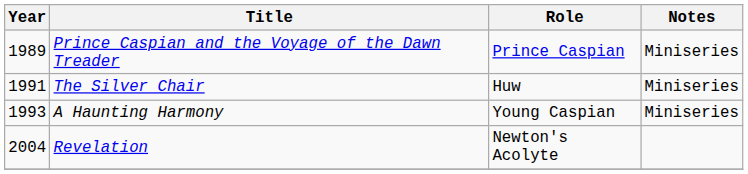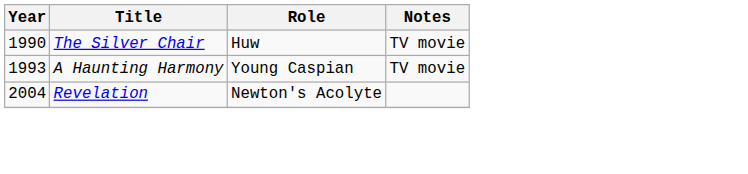- row: (247, 52)
(27, 87) 1991 -> (27, 43) 1990
(692, 87) Miniseries -> (427, 43) TV movie
(692, 112) Miniseries -> (427, 69) TV movie
